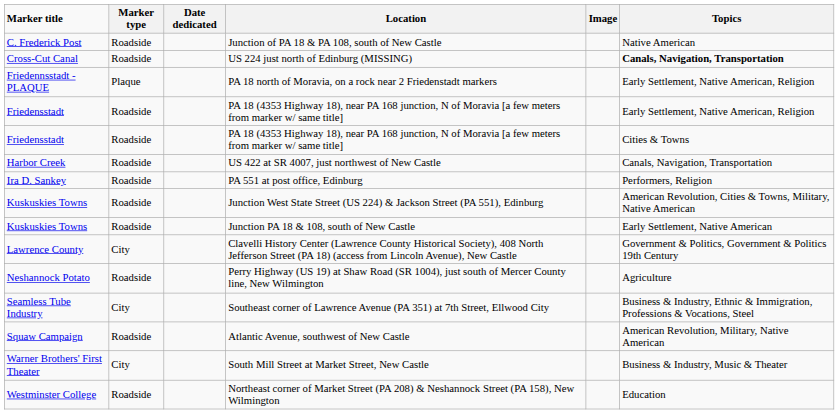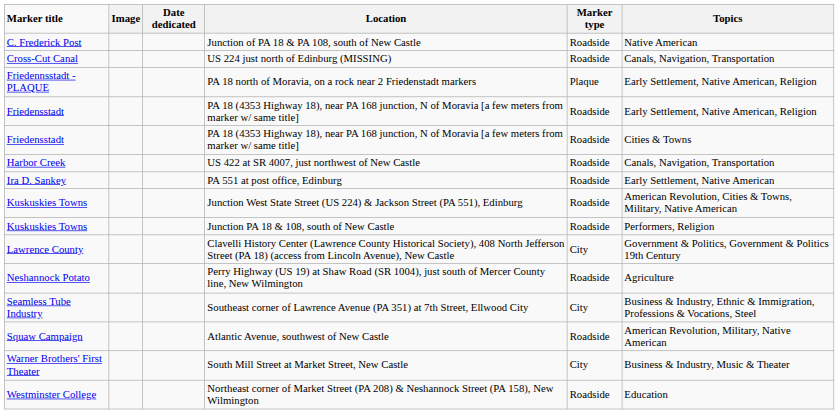columns swapped: (603, 19) <-> (136, 19)
(703, 59) bold -> (699, 59) normal
(667, 180) Performers, Religion -> (699, 180) Early Settlement, Native American
(697, 226) Early Settlement, Native American -> (669, 226) Performers, Religion
